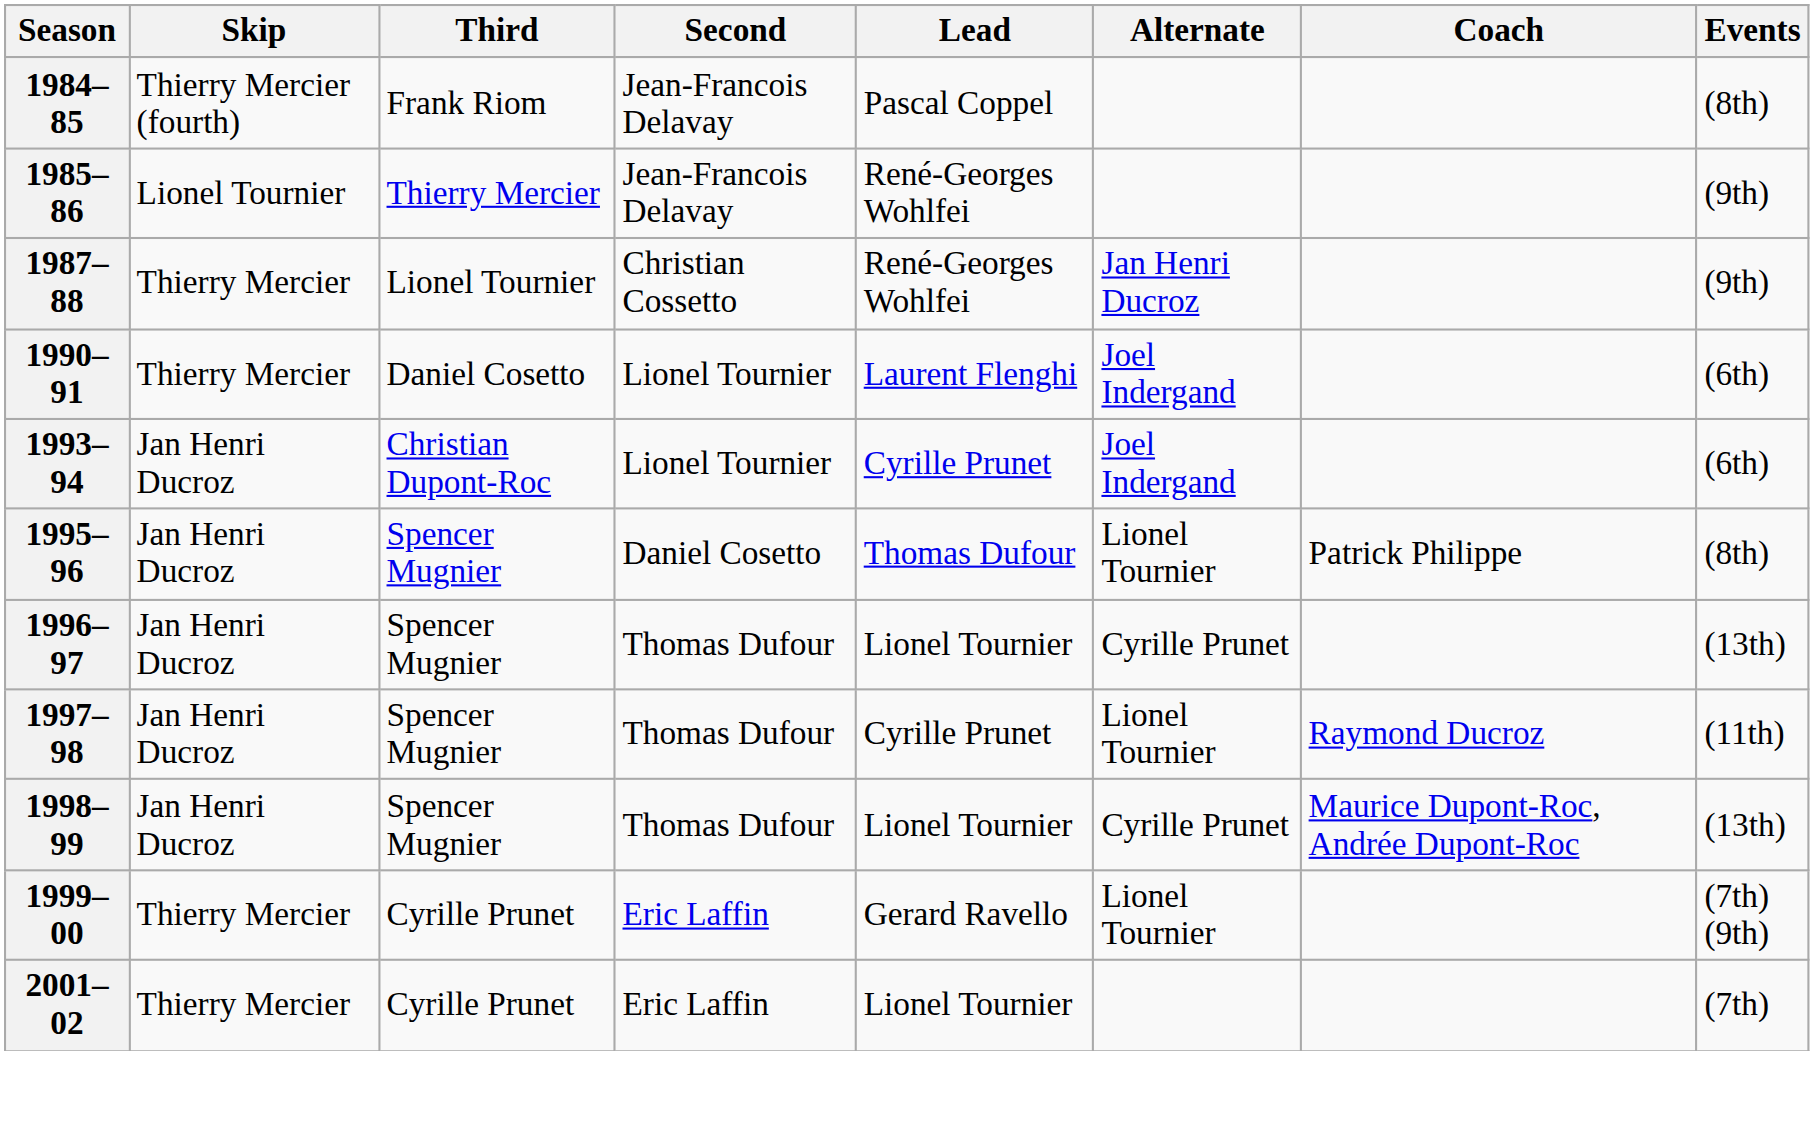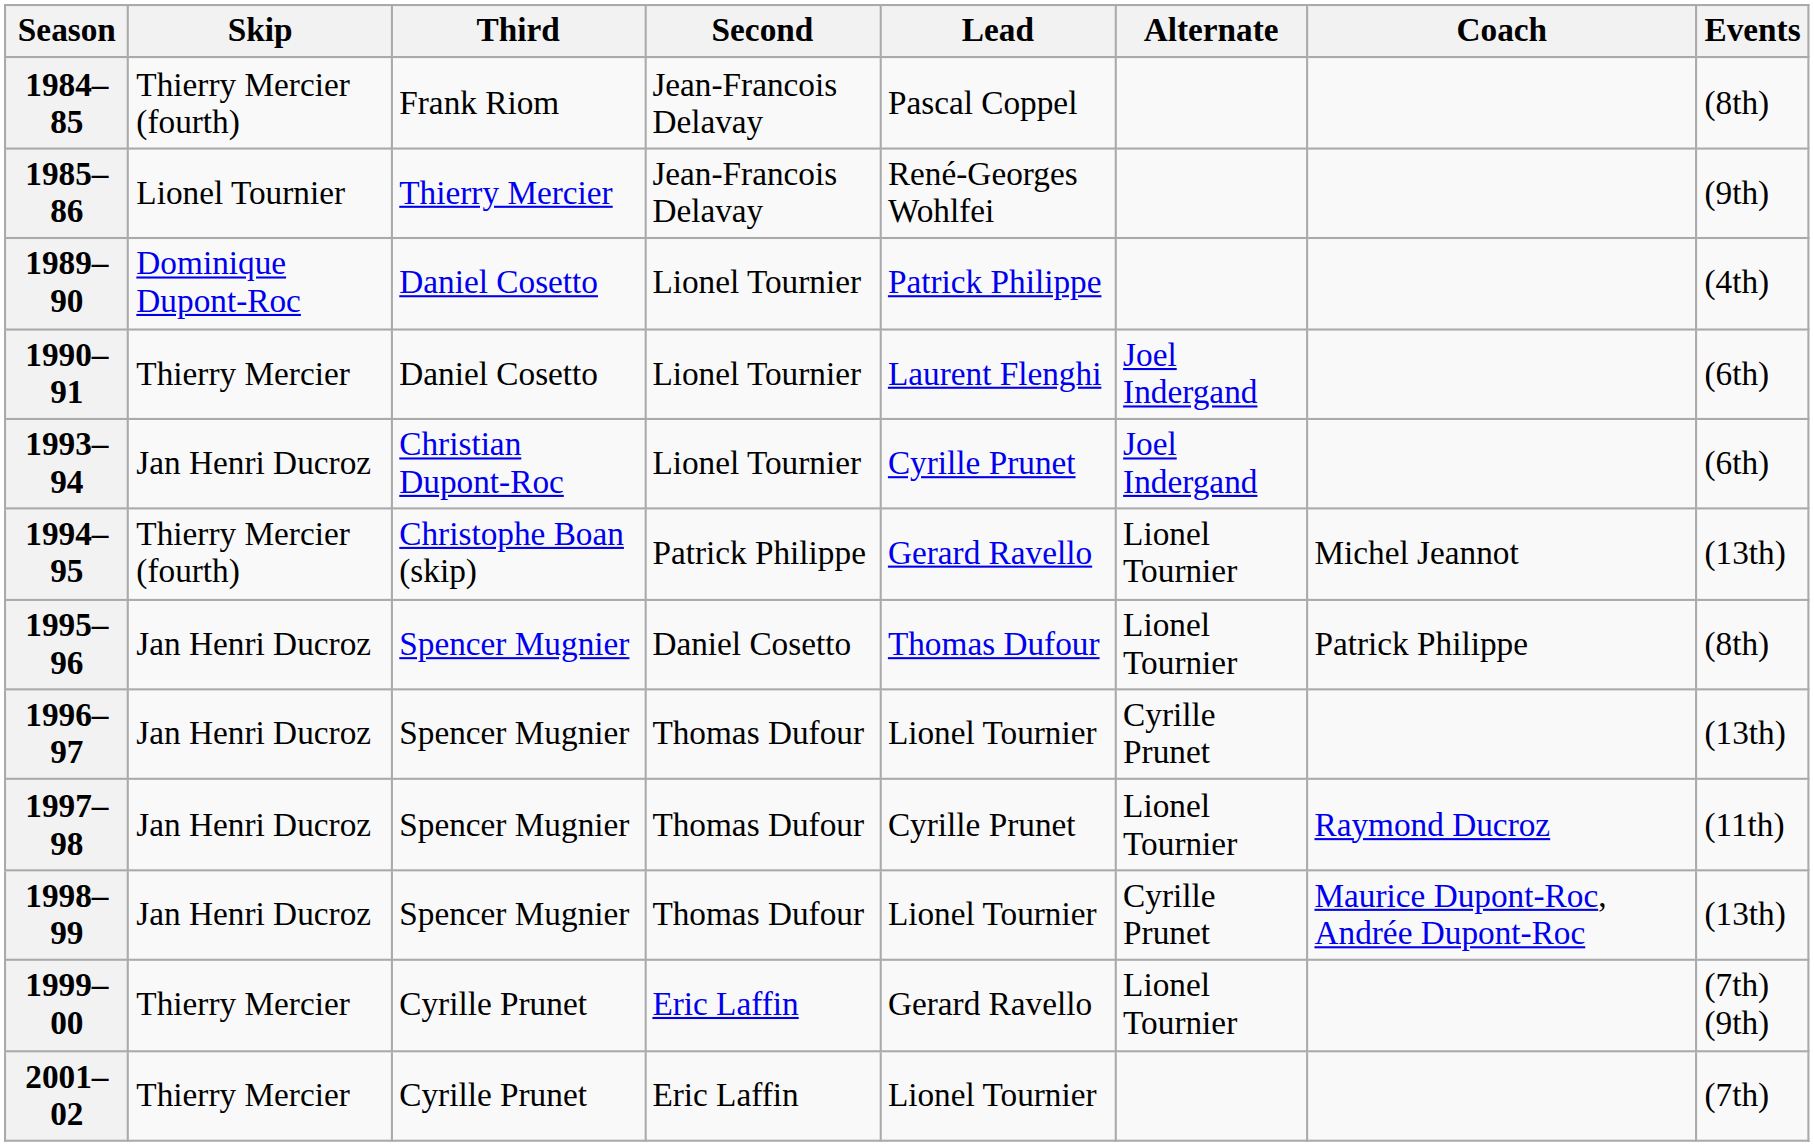- row: (67, 282)
+ row: (67, 282)
+ row: (67, 553)
